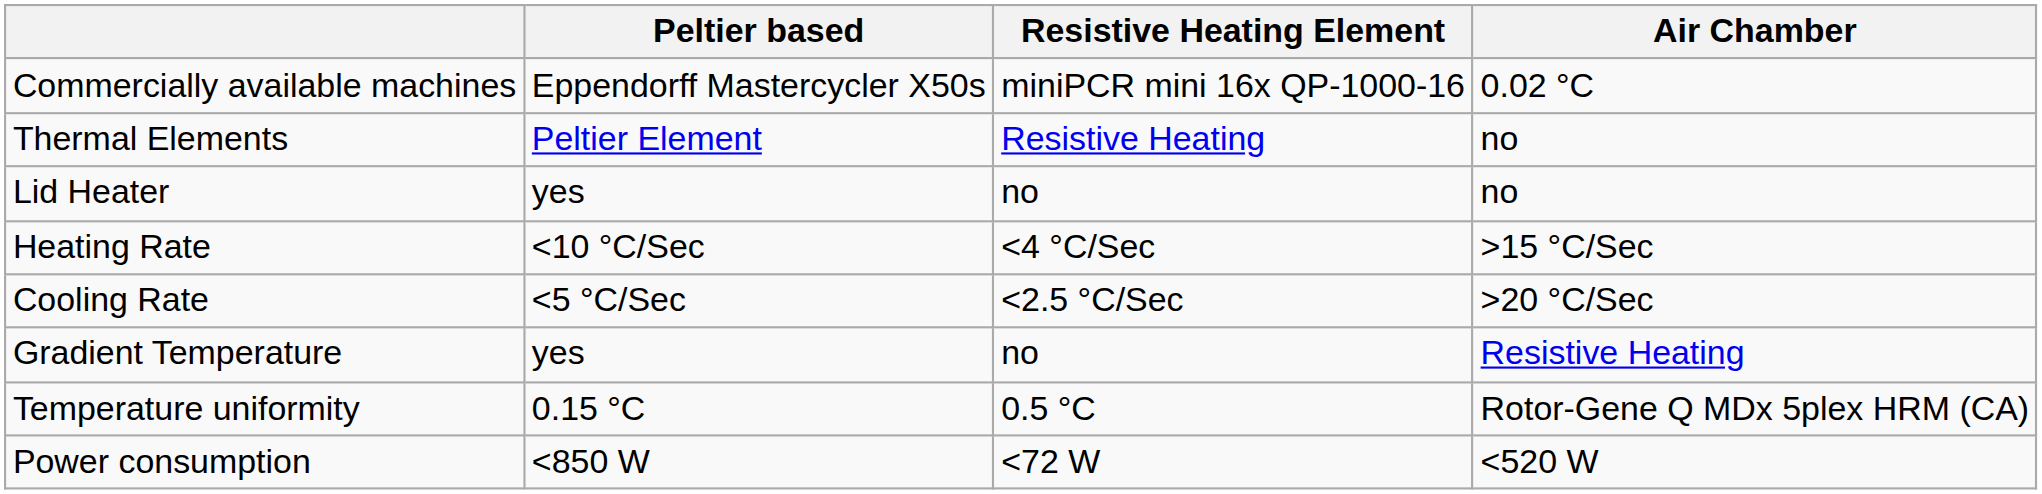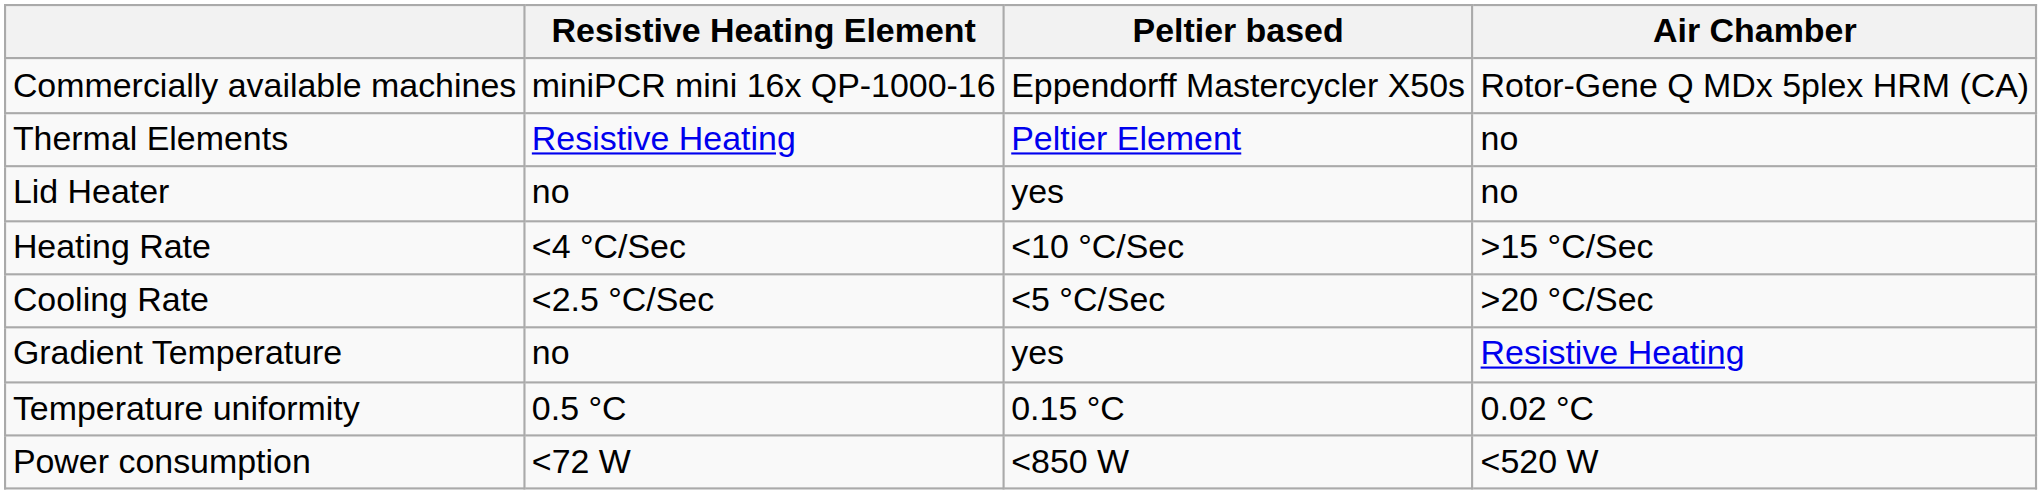columns swapped: (759, 31) <-> (1233, 31)
(1537, 85) 0.02 °C -> (1755, 85) Rotor-Gene Q MDx 5plex HRM (CA)
(1755, 407) Rotor-Gene Q MDx 5plex HRM (CA) -> (1537, 407) 0.02 °C
